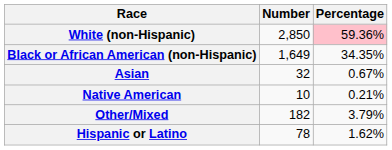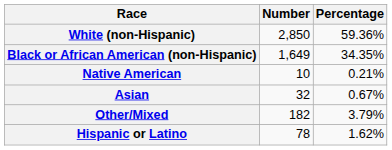(363, 34) pink background -> (363, 34) no background
rows swapped: (132, 94) <-> (132, 74)
